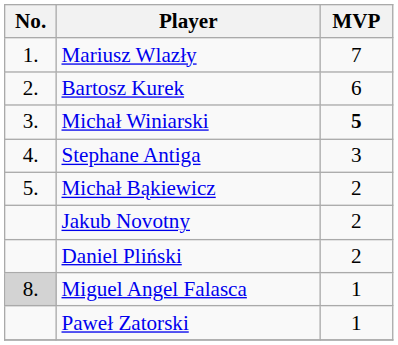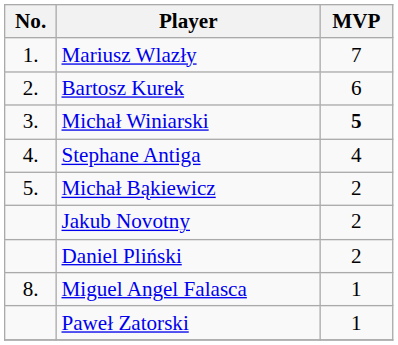(356, 155) 3 -> (356, 155) 4
(31, 289) lightgrey background -> (31, 289) no background
